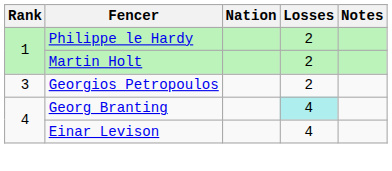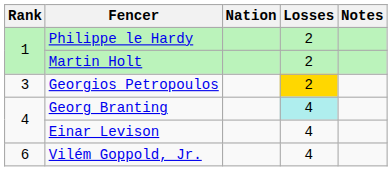(309, 85) no background -> (309, 85) gold background
+ row: (125, 155)
